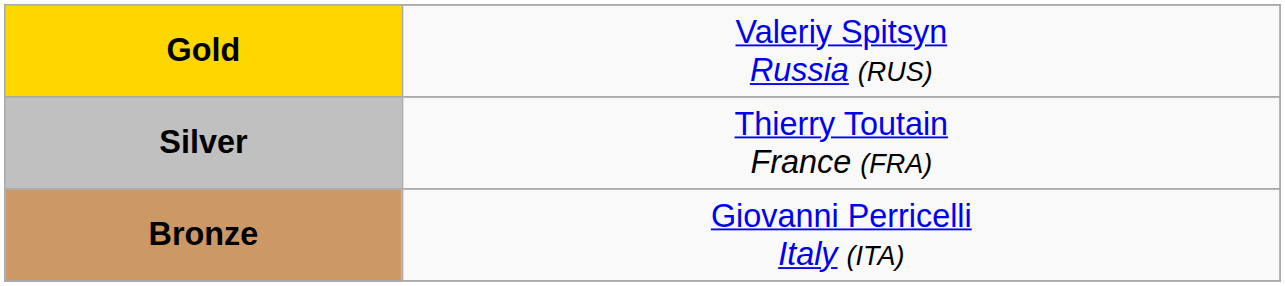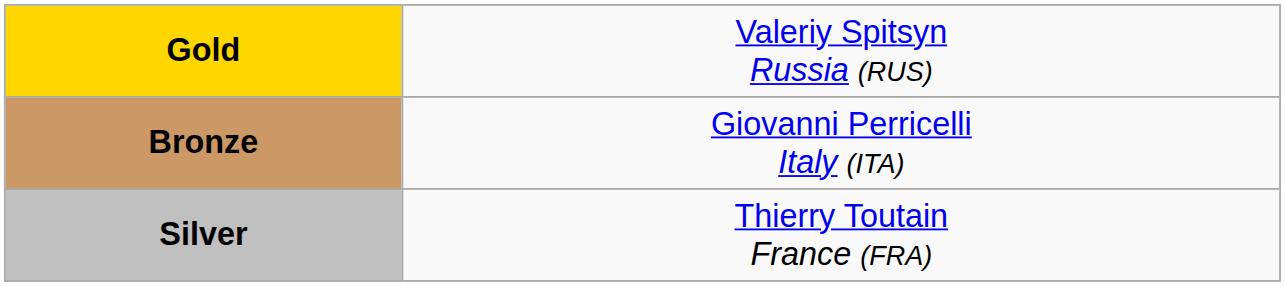rows swapped: (203, 142) <-> (203, 234)
